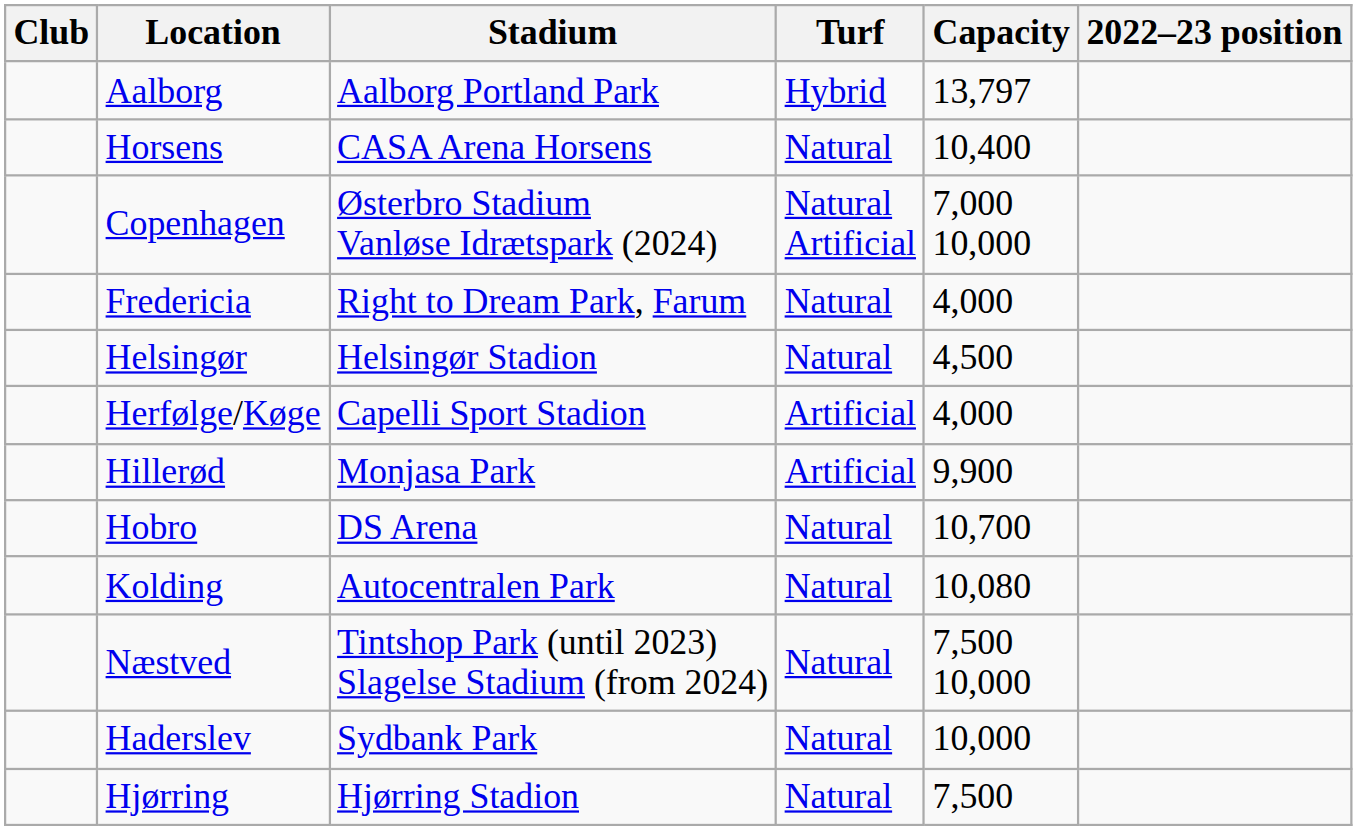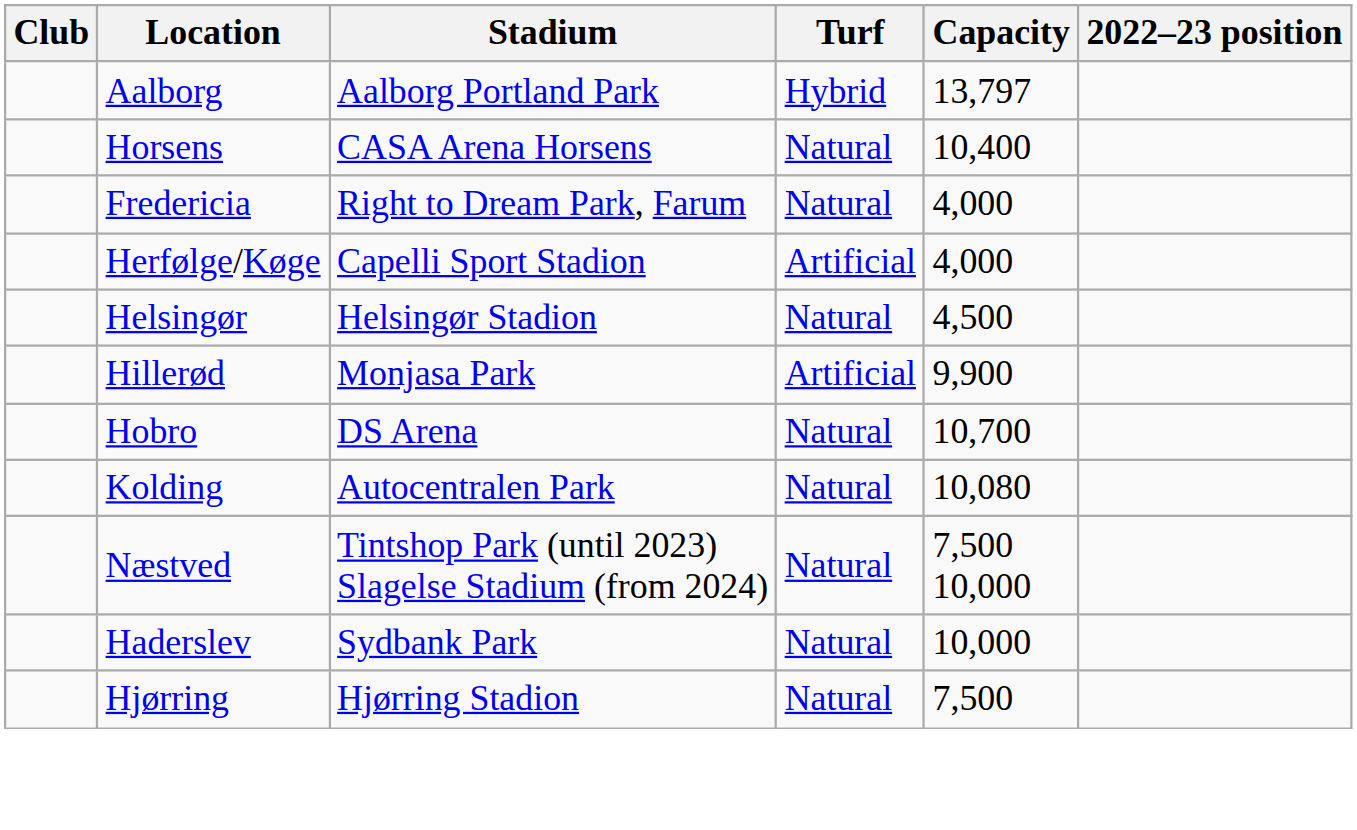- row: (195, 223)
rows swapped: (176, 357) <-> (213, 414)
